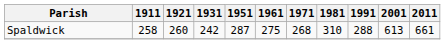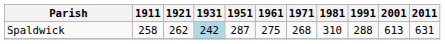(179, 30) 260 -> (179, 30) 262
(209, 30) no background -> (209, 30) lightblue background
(425, 30) 661 -> (425, 30) 631
